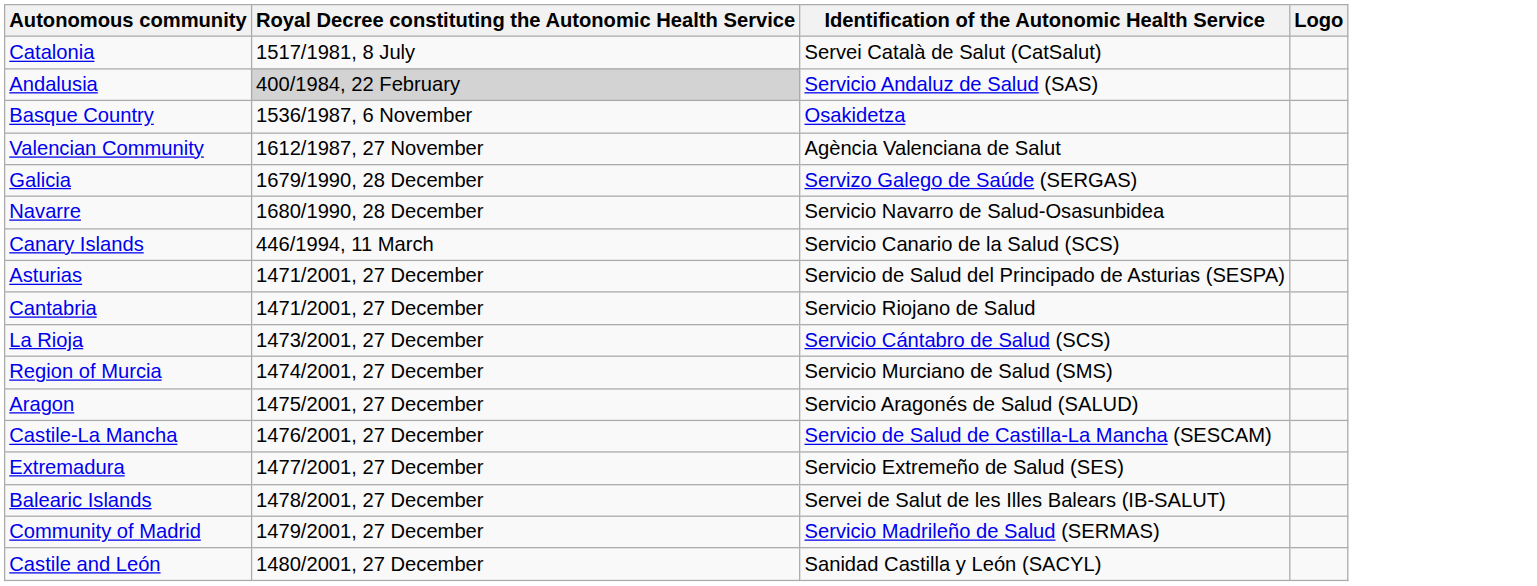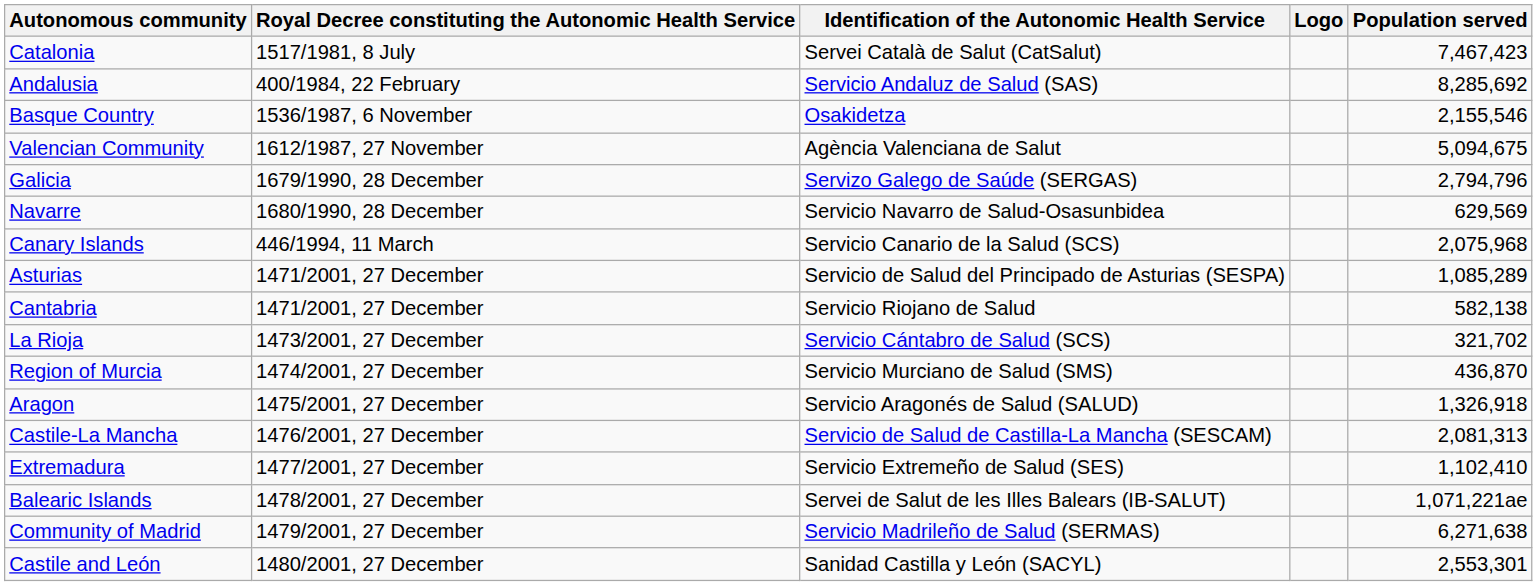+ column: (1440, 20)
(358, 84) lightgrey background -> (358, 84) no background
